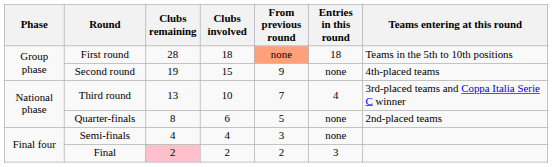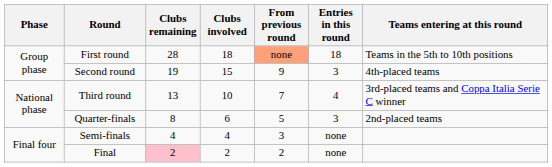(336, 72) none -> (336, 72) 3
(336, 118) none -> (336, 118) 3
(336, 153) 3 -> (336, 153) none
